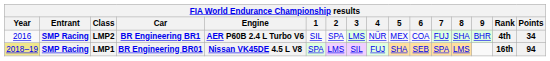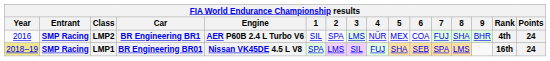(531, 36) 34 -> (531, 36) 24
(531, 49) 94 -> (531, 49) 24
